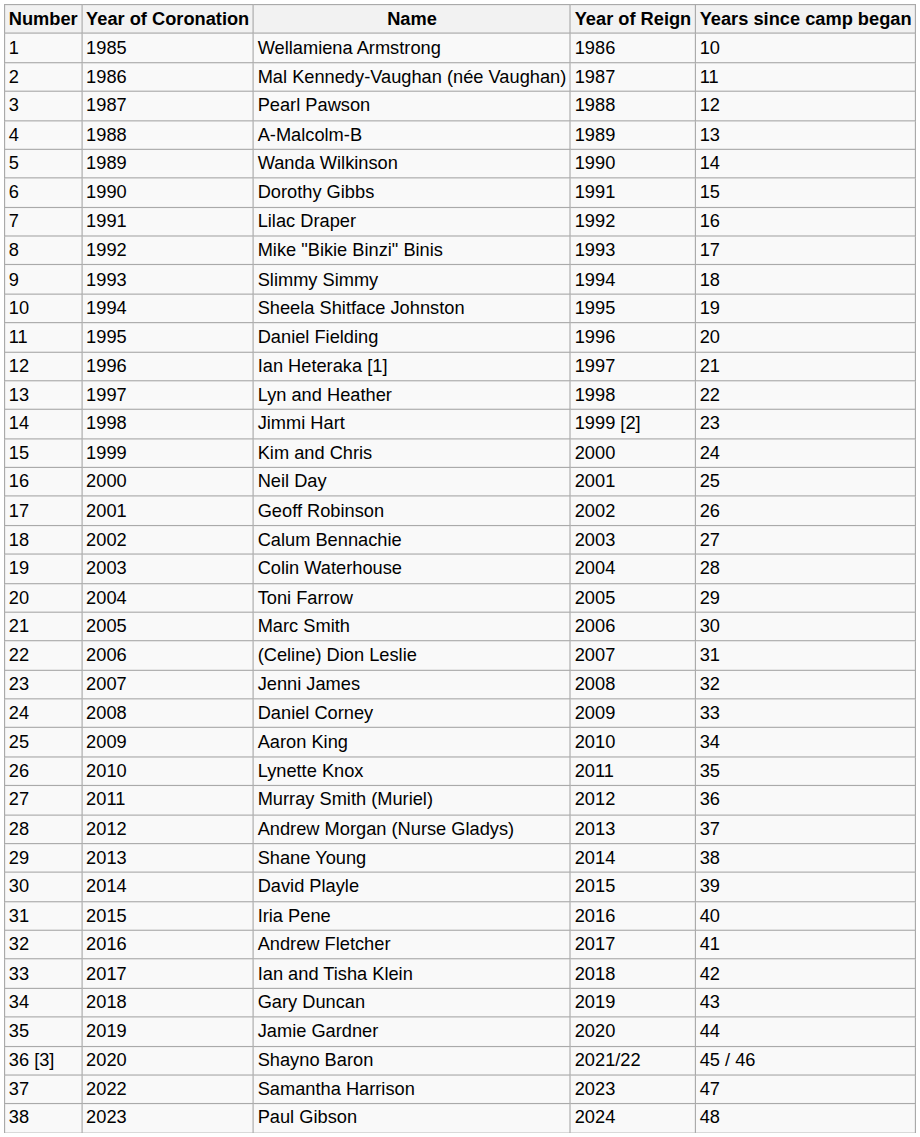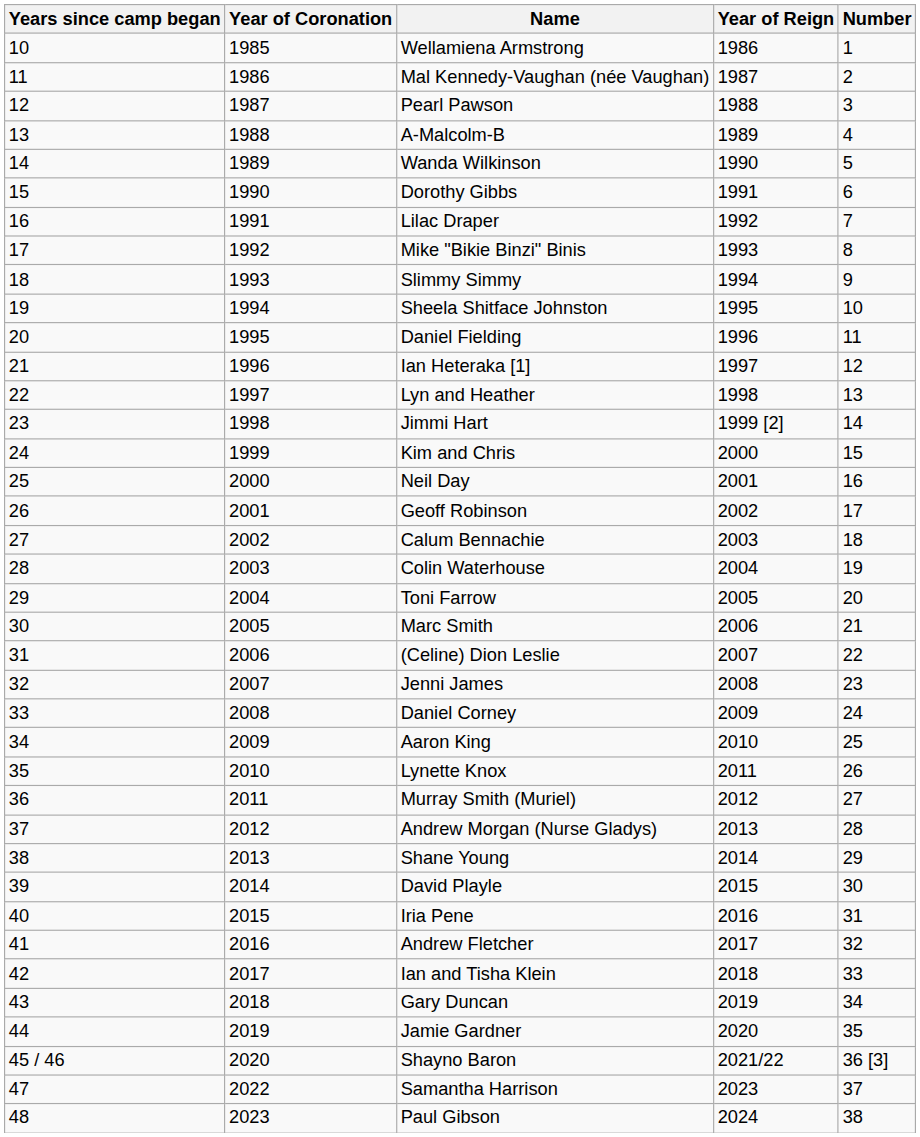columns swapped: (43, 18) <-> (806, 18)
